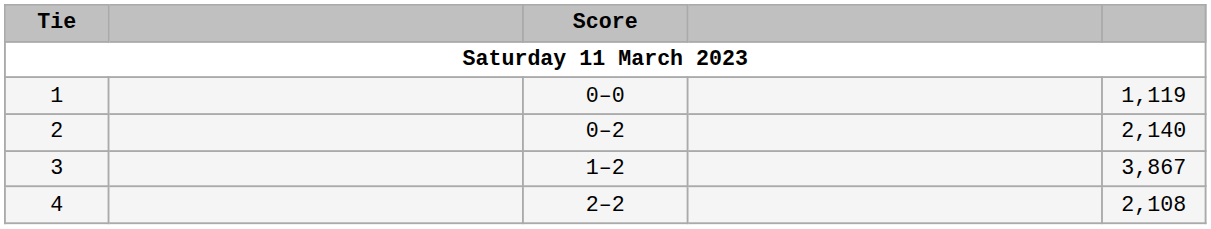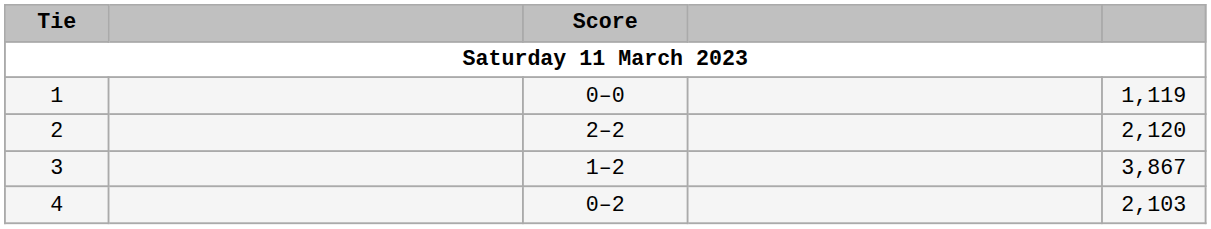(605, 132) 0–2 -> (605, 132) 2–2
(1154, 132) 2,140 -> (1154, 132) 2,120
(605, 205) 2–2 -> (605, 205) 0–2
(1154, 205) 2,108 -> (1154, 205) 2,103
